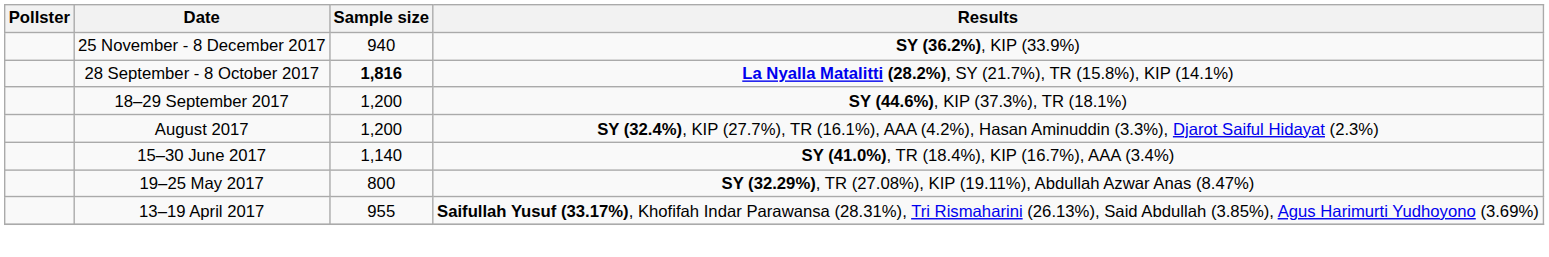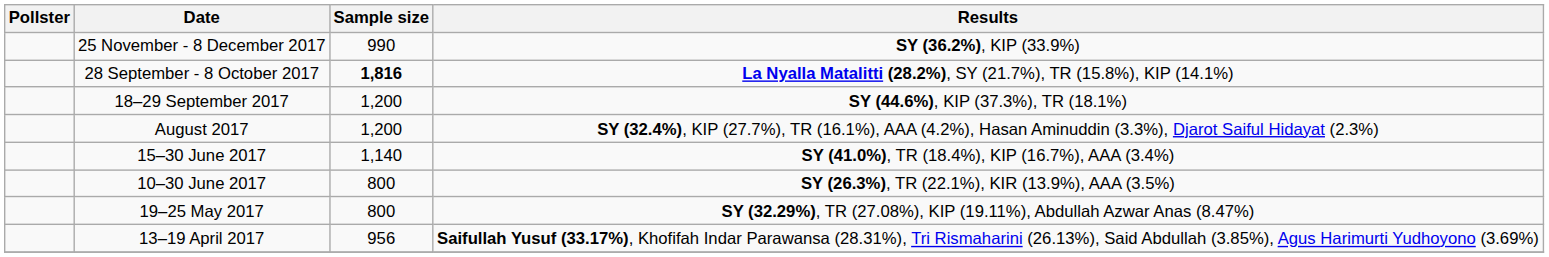(381, 46) 940 -> (381, 46) 990
+ row: (202, 183)
(381, 211) 955 -> (381, 238) 956
